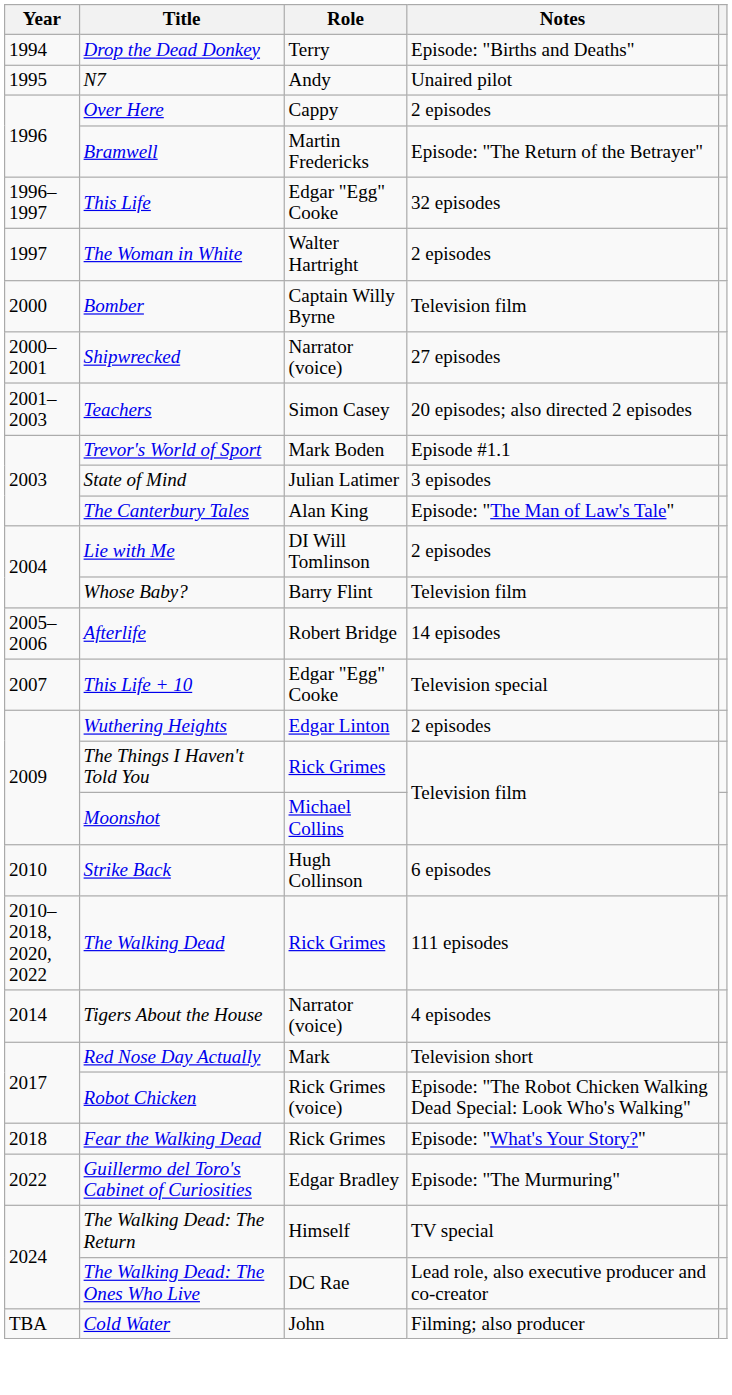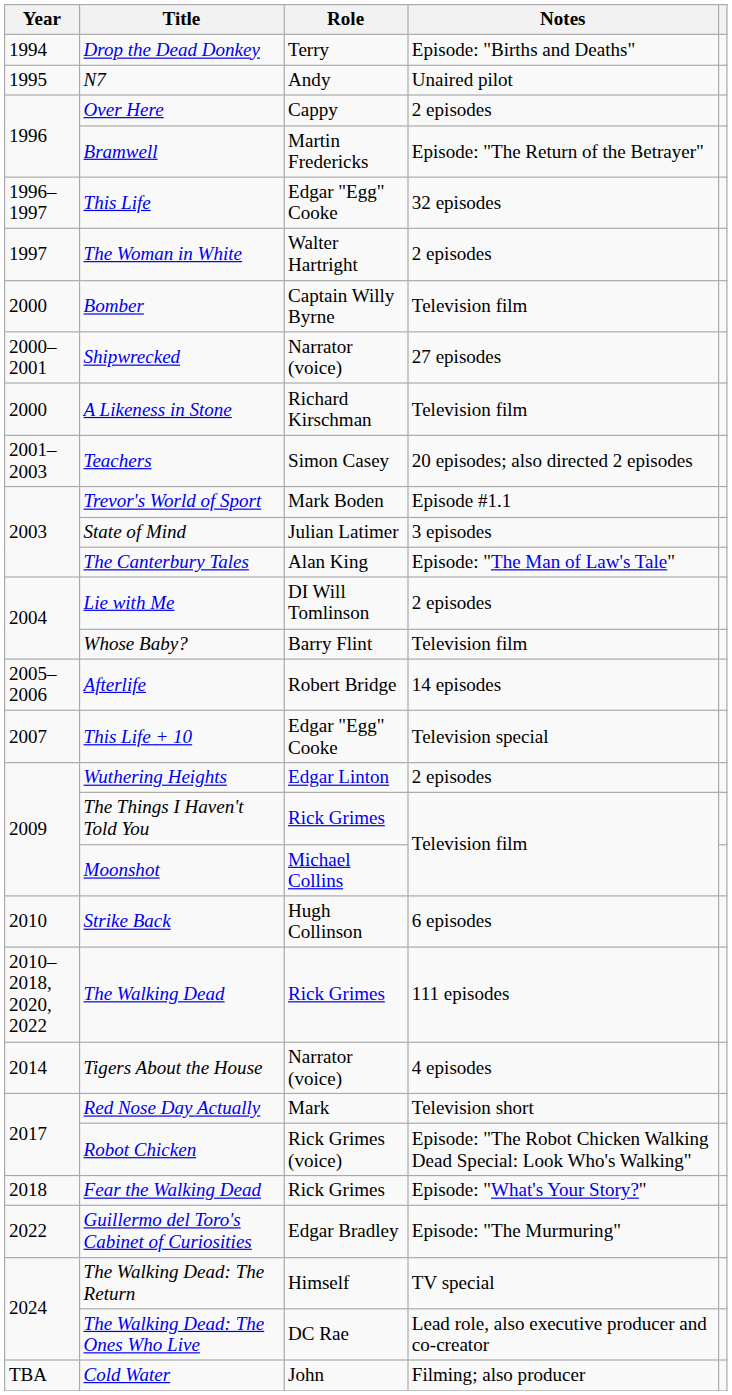+ row: (158, 409)
